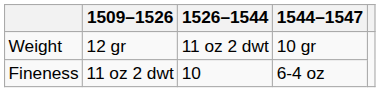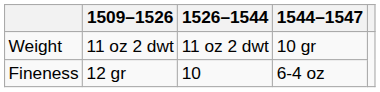(106, 45) 12 gr -> (130, 45) 11 oz 2 dwt
(130, 73) 11 oz 2 dwt -> (106, 73) 12 gr
